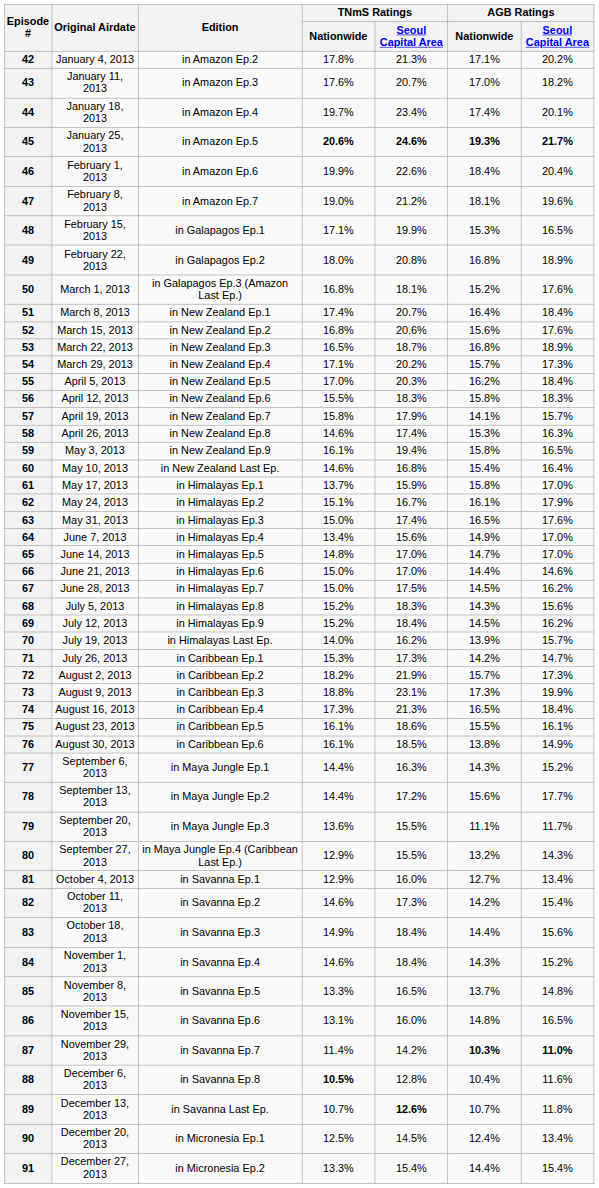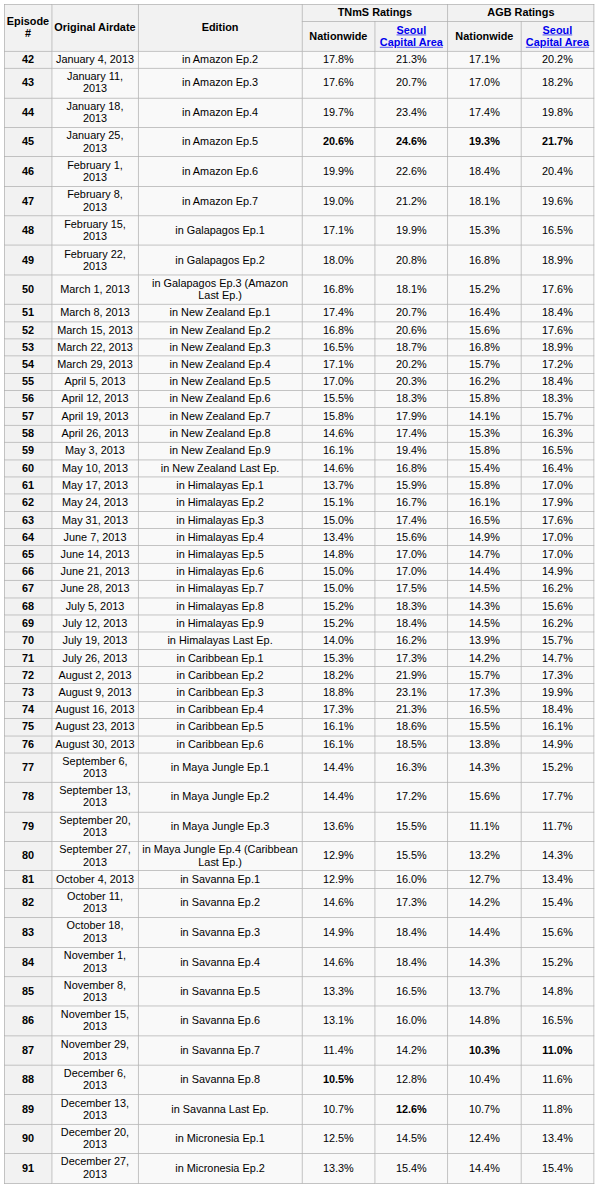(557, 112) 20.1% -> (557, 112) 19.8%
(557, 364) 17.3% -> (557, 364) 17.2%
(557, 571) 14.6% -> (557, 571) 14.9%
